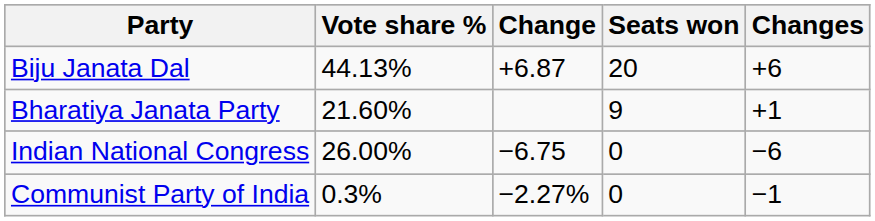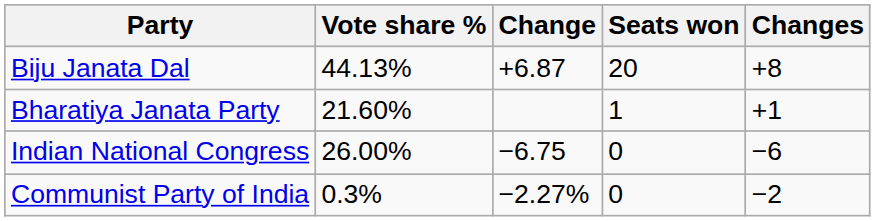(767, 67) +6 -> (767, 67) +8
(616, 109) 9 -> (616, 109) 1
(767, 194) −1 -> (767, 194) −2
